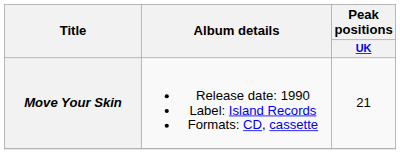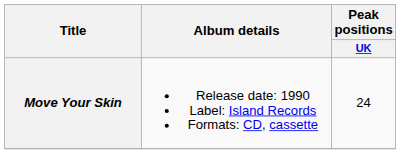(364, 103) 21 -> (364, 103) 24
